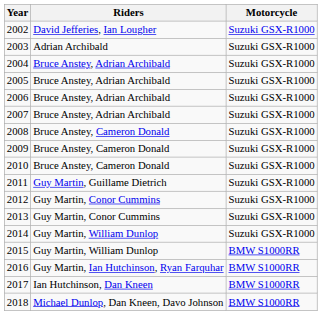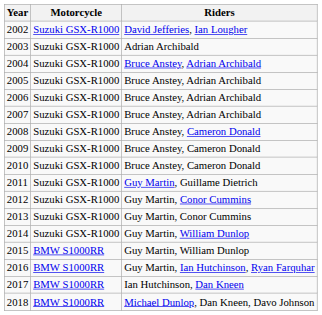columns swapped: (128, 13) <-> (272, 13)
